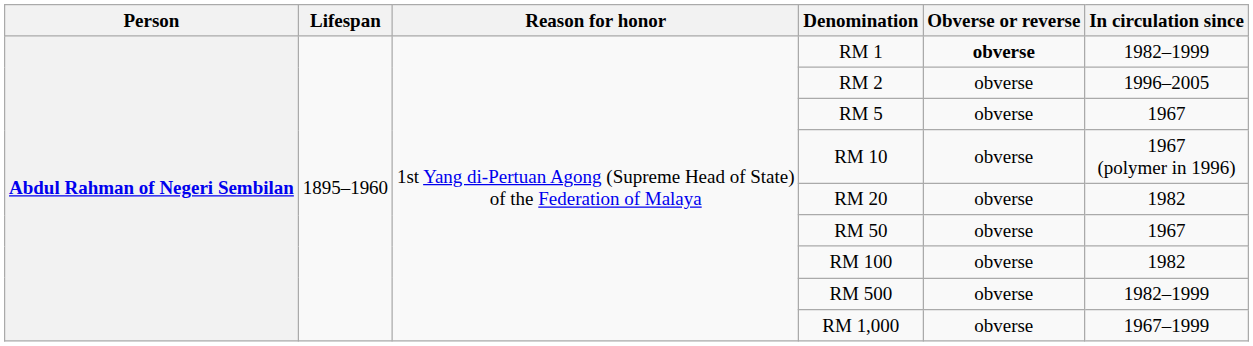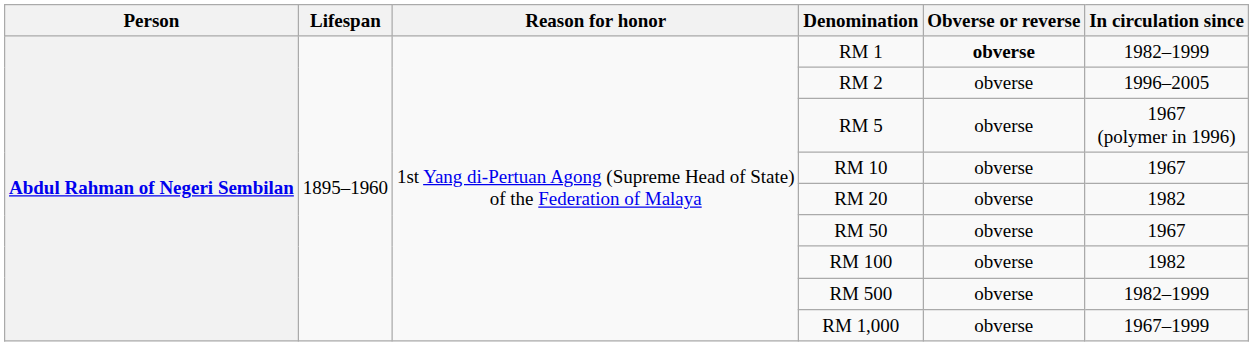(1167, 114) 1967 -> (1167, 125) 1967 (polymer in 1996)
(1167, 156) 1967 (polymer in 1996) -> (1167, 168) 1967
